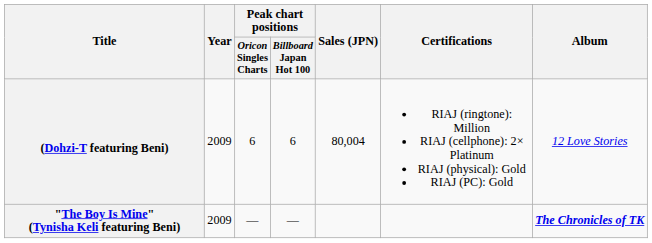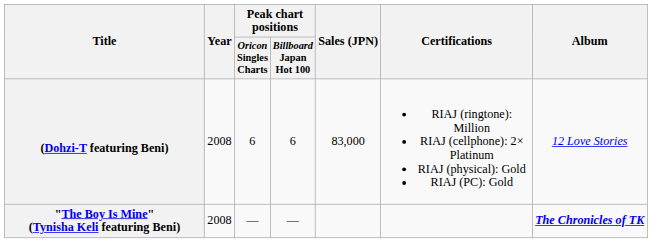(220, 141) 2009 -> (220, 141) 2008
(348, 141) 80,004 -> (348, 141) 83,000
(220, 221) 2009 -> (220, 221) 2008
